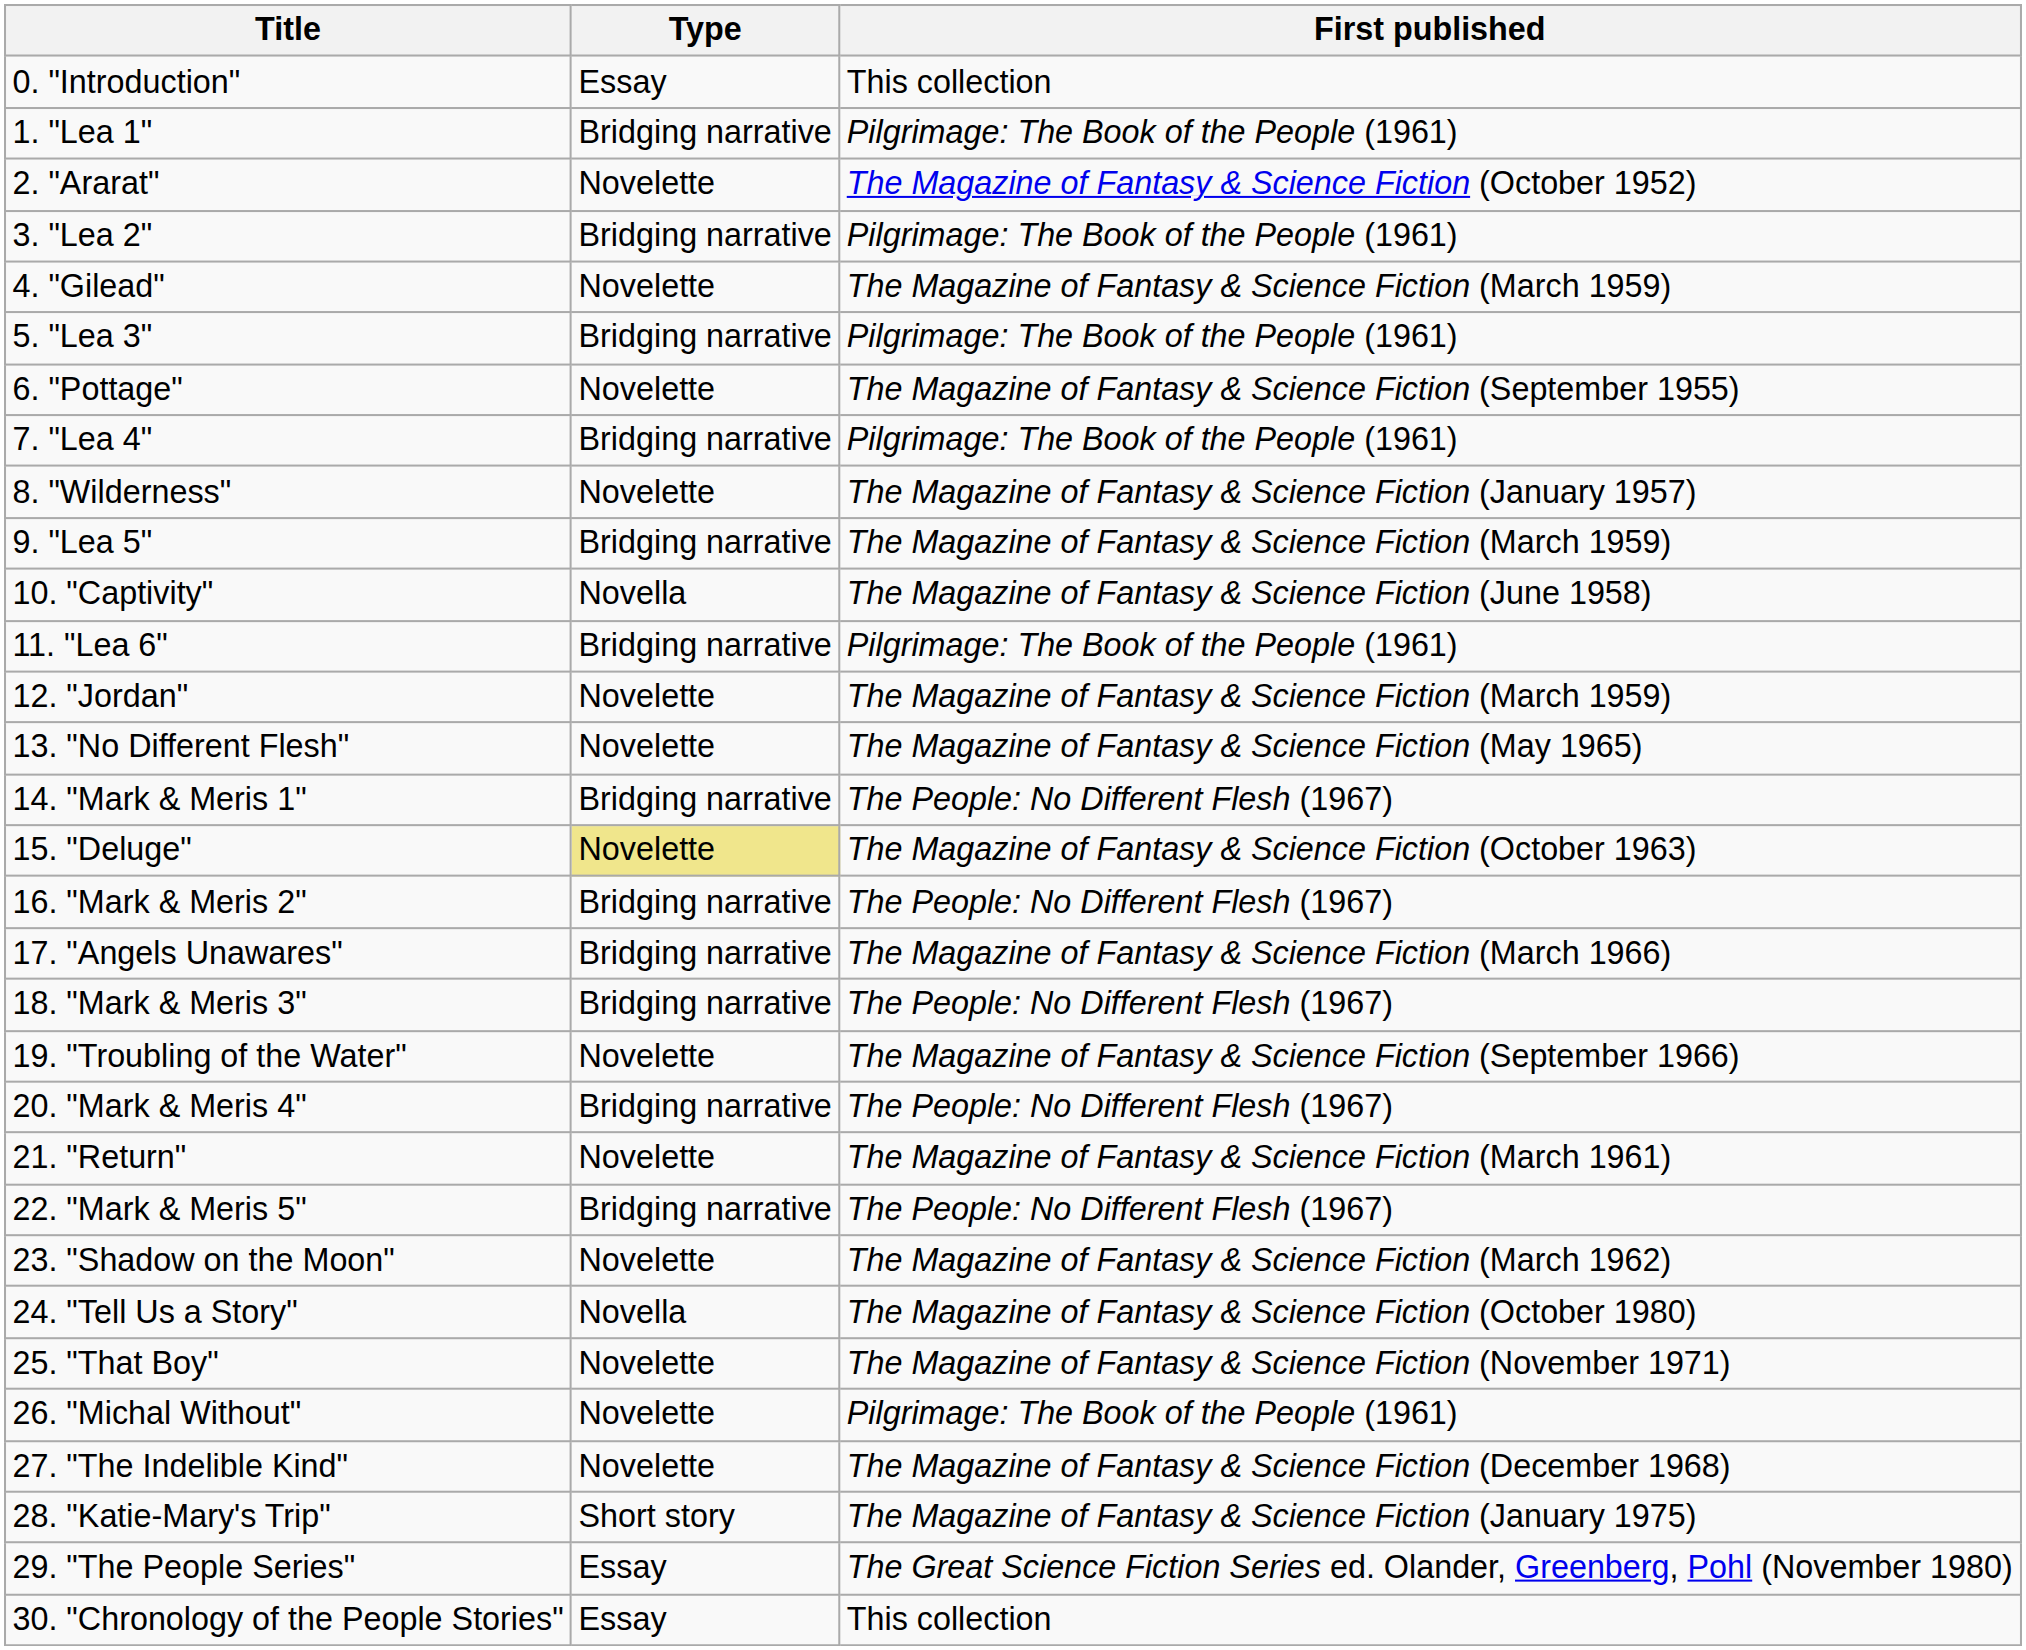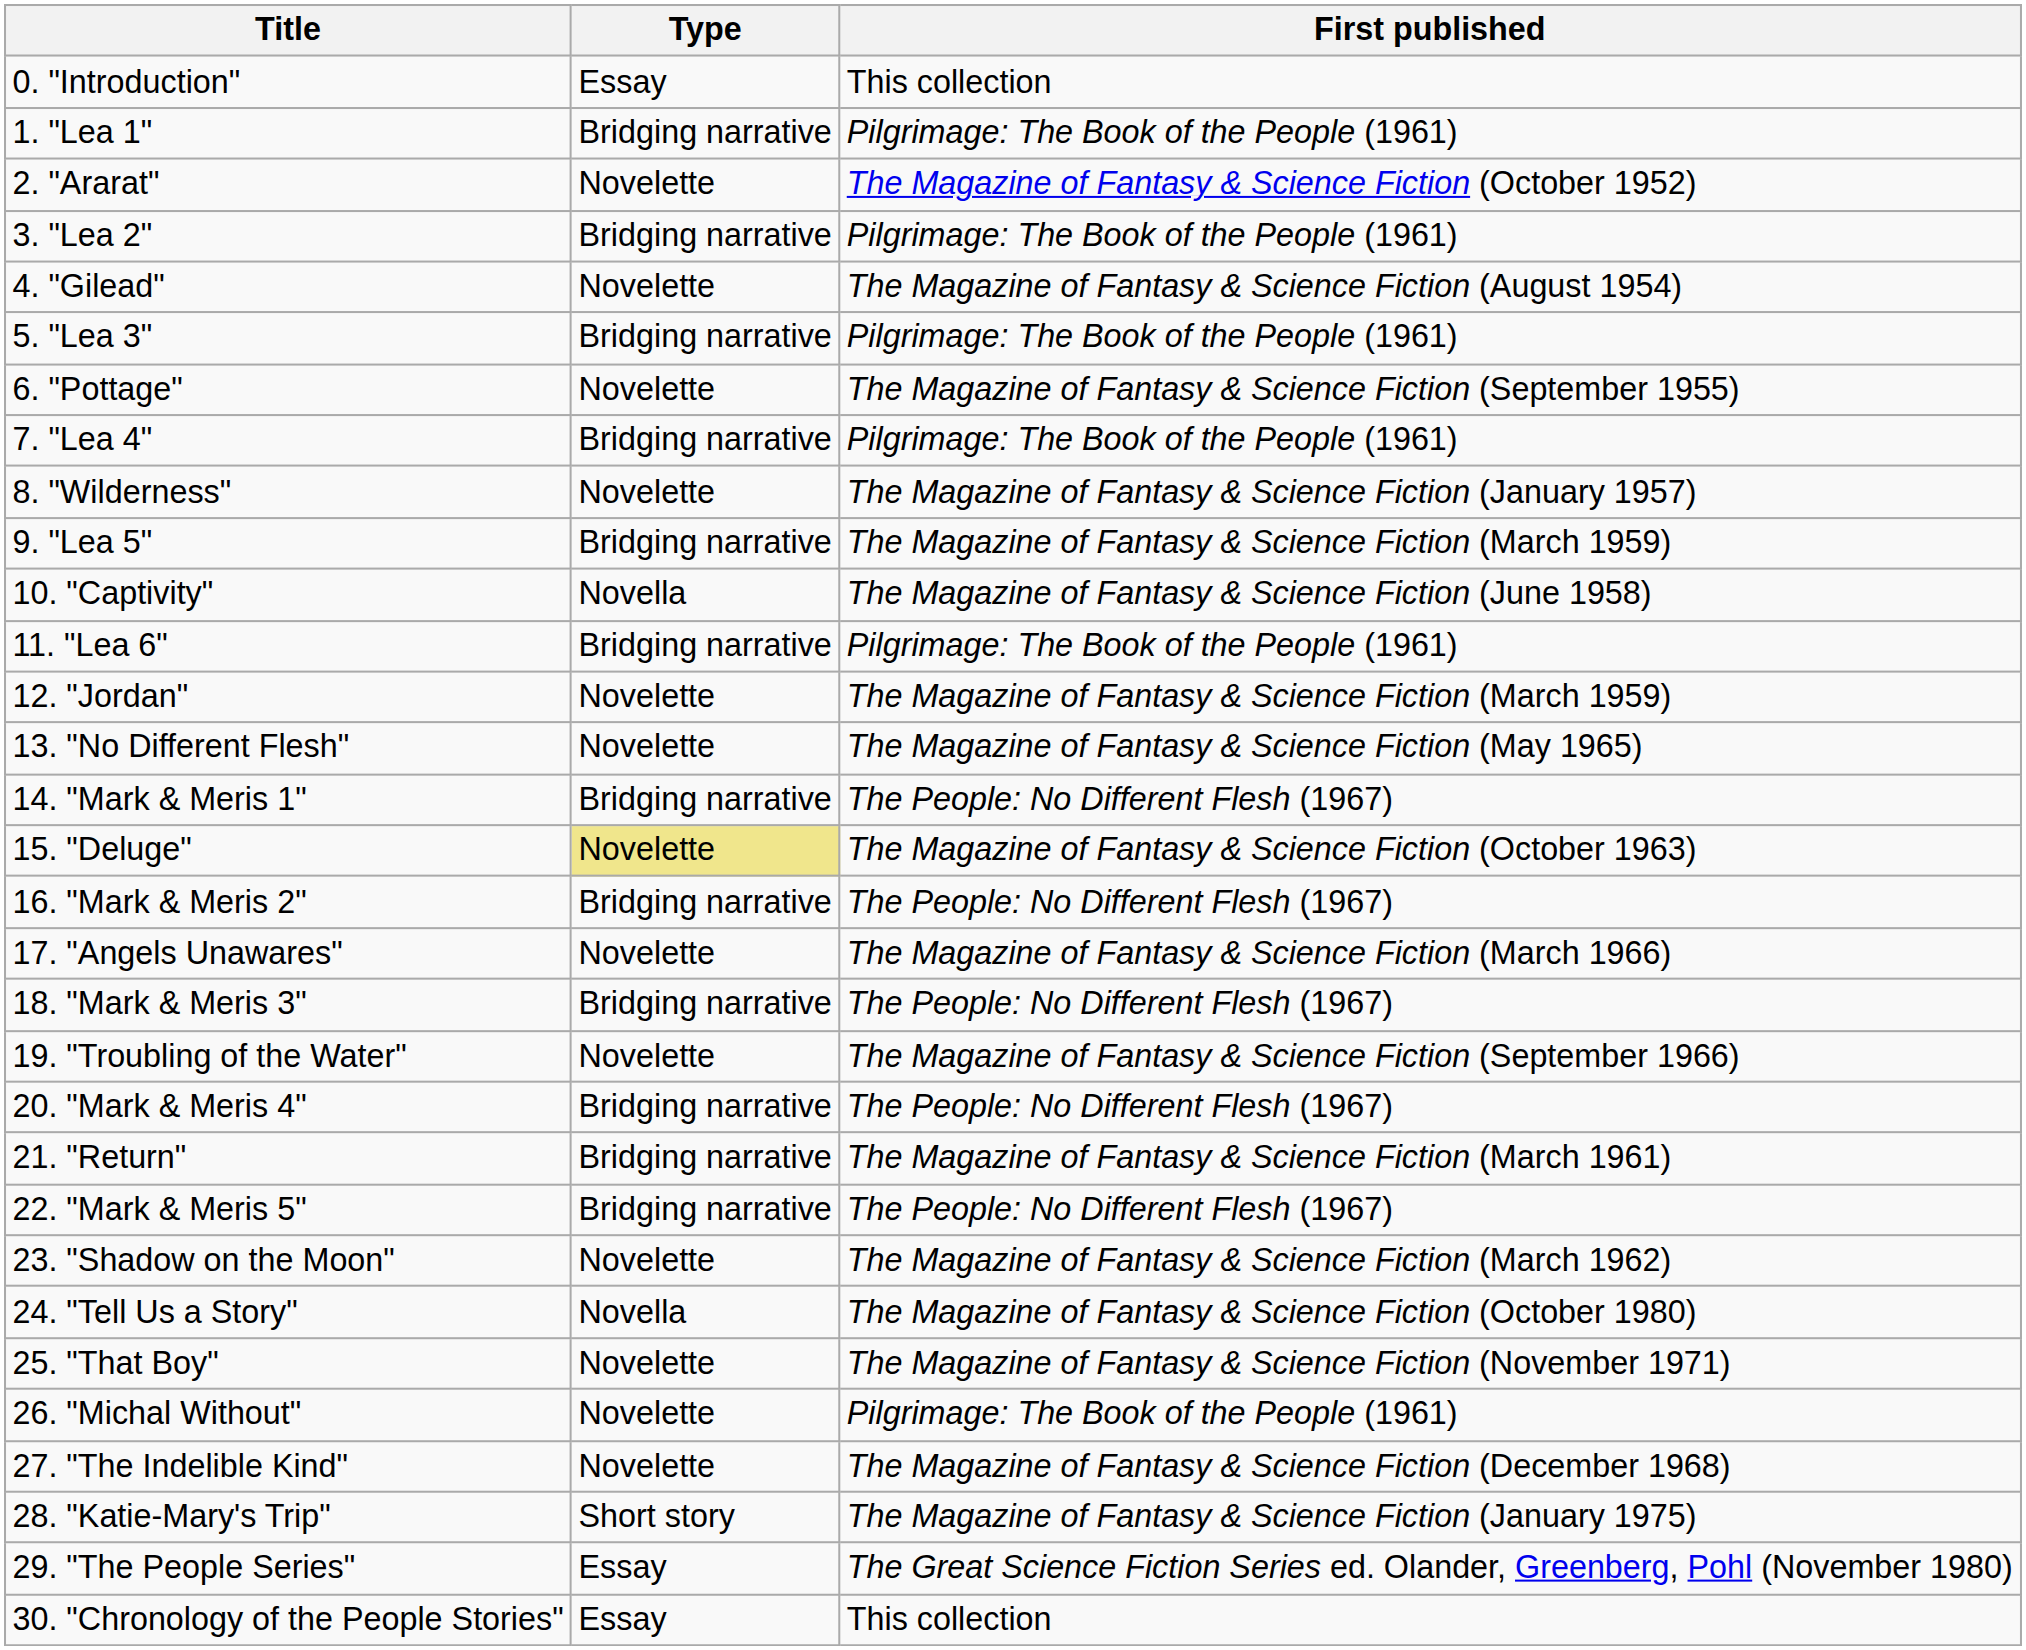(1259, 286) The Magazine of Fantasy & Science Fiction (March 1959) -> (1264, 286) The Magazine of Fantasy & Science Fiction (August 1954)
(705, 952) Bridging narrative -> (647, 952) Novelette
(647, 1157) Novelette -> (705, 1157) Bridging narrative
